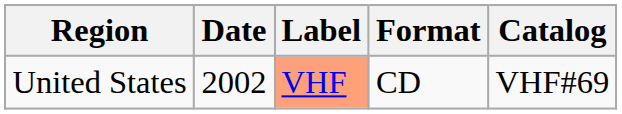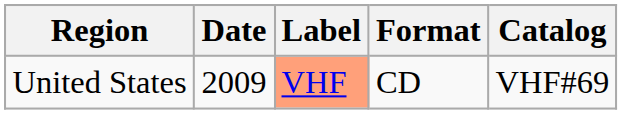(234, 81) 2002 -> (234, 81) 2009
